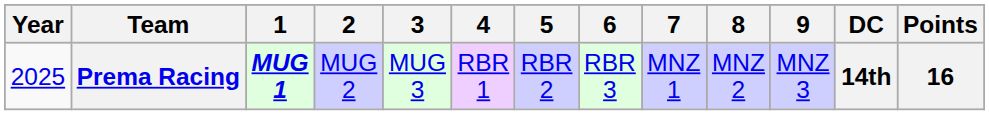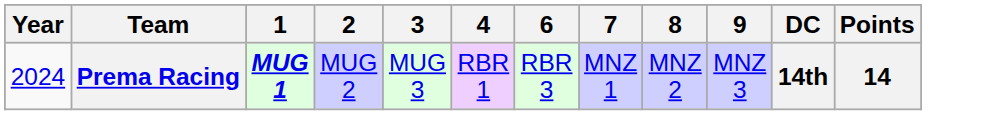- column: (547, 24)
(38, 76) 2025 -> (38, 76) 2024
(940, 76) 16 -> (877, 76) 14
